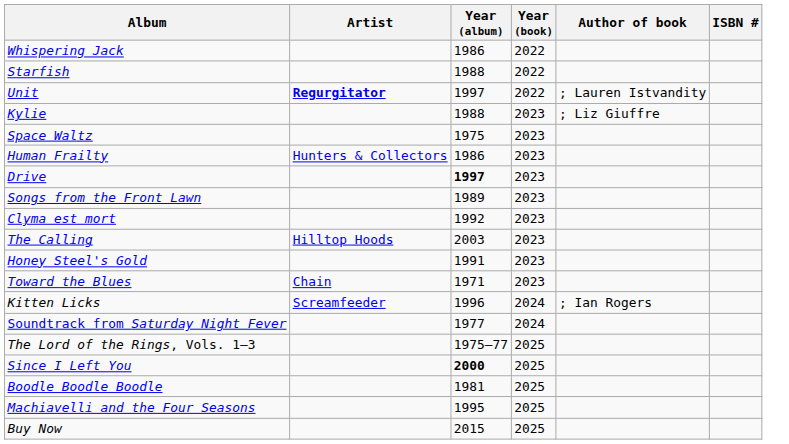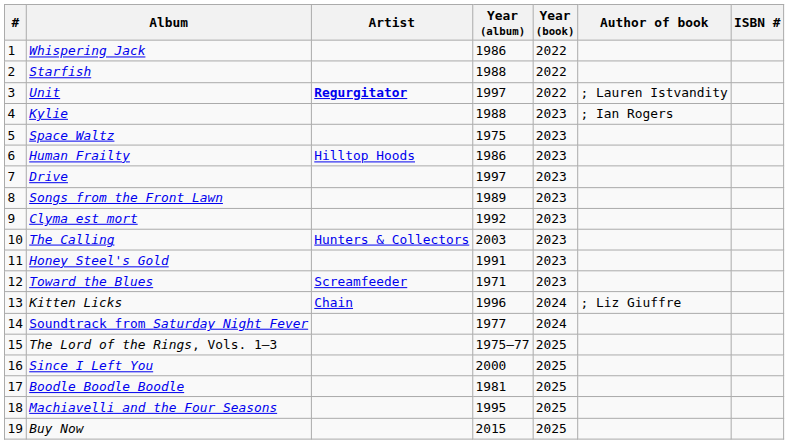+ column: (15, 22)
(609, 114) ; Liz Giuffre -> (627, 114) ; Ian Rogers
(370, 156) Hunters & Collectors -> (365, 156) Hilltop Hoods
(469, 177) bold -> (491, 177) normal
(343, 240) Hilltop Hoods -> (392, 240) Hunters & Collectors
(312, 282) Chain -> (361, 282) Screamfeeder
(339, 303) Screamfeeder -> (334, 303) Chain
(605, 303) ; Ian Rogers -> (631, 303) ; Liz Giuffre
(469, 365) bold -> (491, 365) normal
